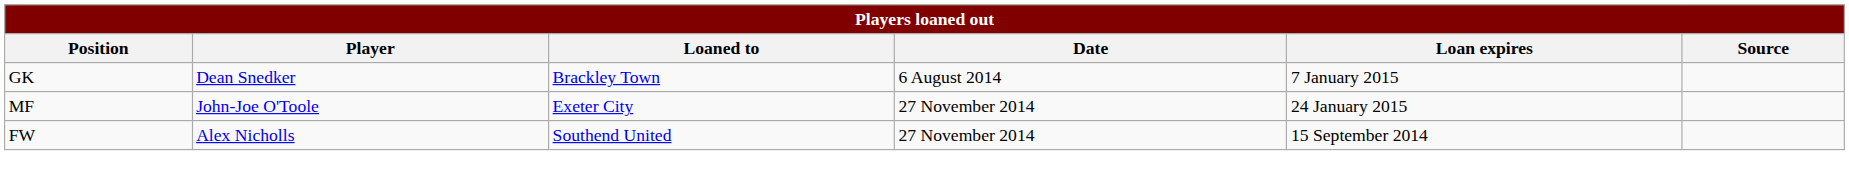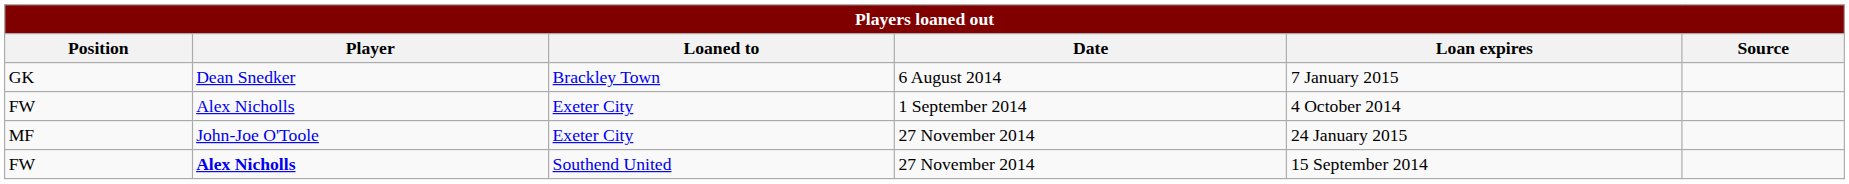+ row: (22, 106)
(245, 135) normal -> (246, 164) bold
